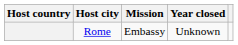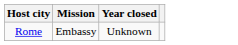- column: (39, 13)
